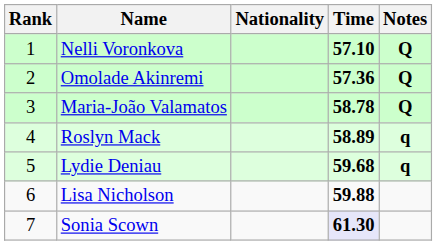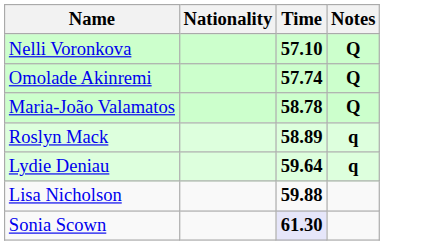- column: (31, 19)
(354, 78) 57.36 -> (302, 78) 57.74
(354, 166) 59.68 -> (302, 166) 59.64
